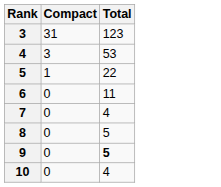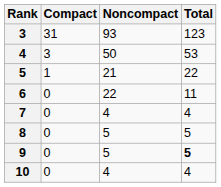+ column: (140, 14)
